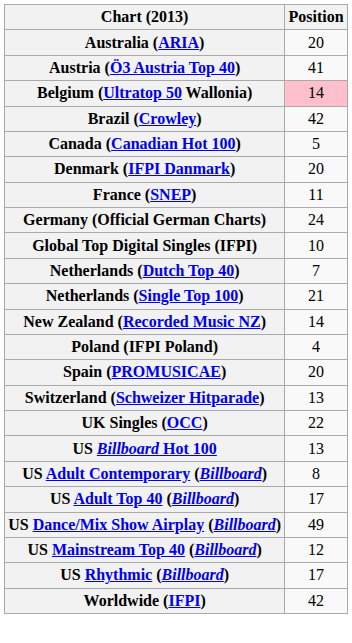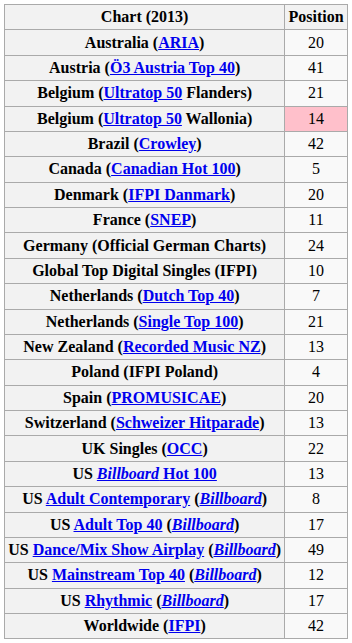+ row: (145, 93)
(316, 321) 14 -> (316, 347) 13
